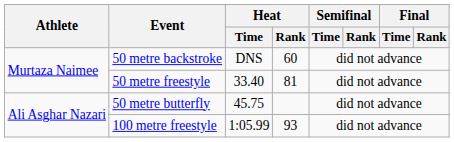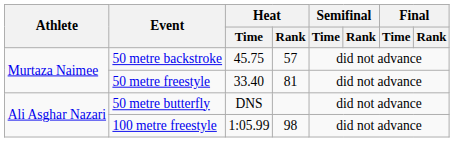(249, 59) DNS -> (249, 59) 45.75
(291, 59) 60 -> (291, 59) 57
(249, 104) 45.75 -> (249, 104) DNS
(291, 126) 93 -> (291, 126) 98
